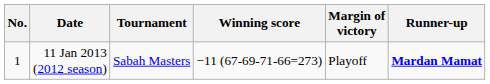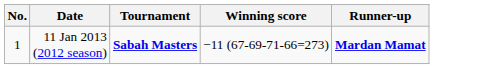- column: (357, 23)
(152, 60) normal -> (155, 45) bold
